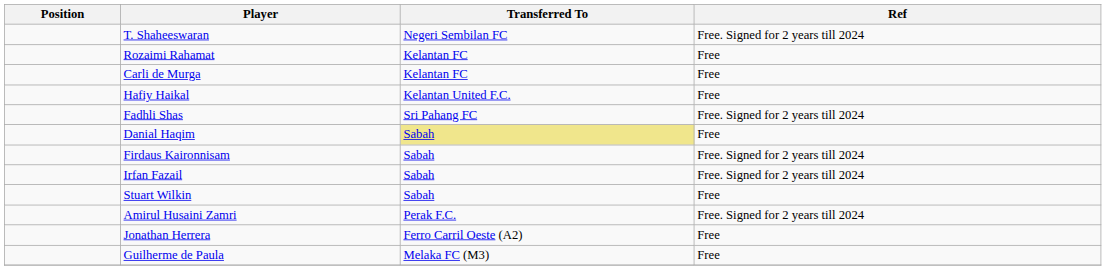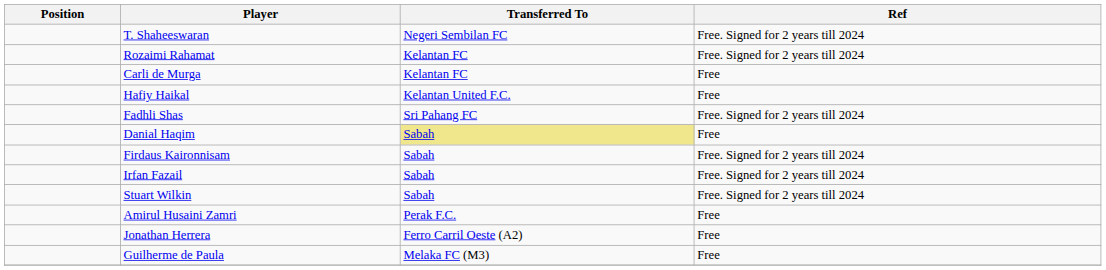(709, 54) Free -> (781, 54) Free. Signed for 2 years till 2024
(709, 194) Free -> (781, 194) Free. Signed for 2 years till 2024
(781, 214) Free. Signed for 2 years till 2024 -> (709, 214) Free
